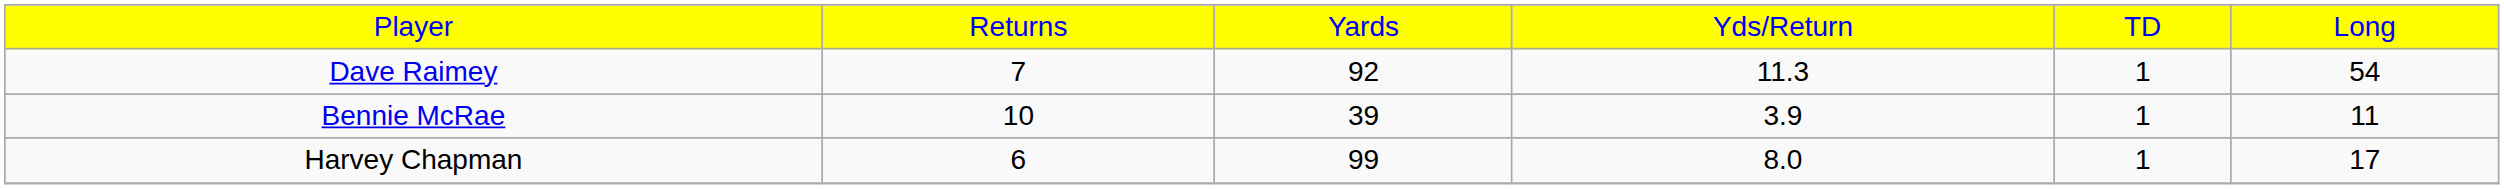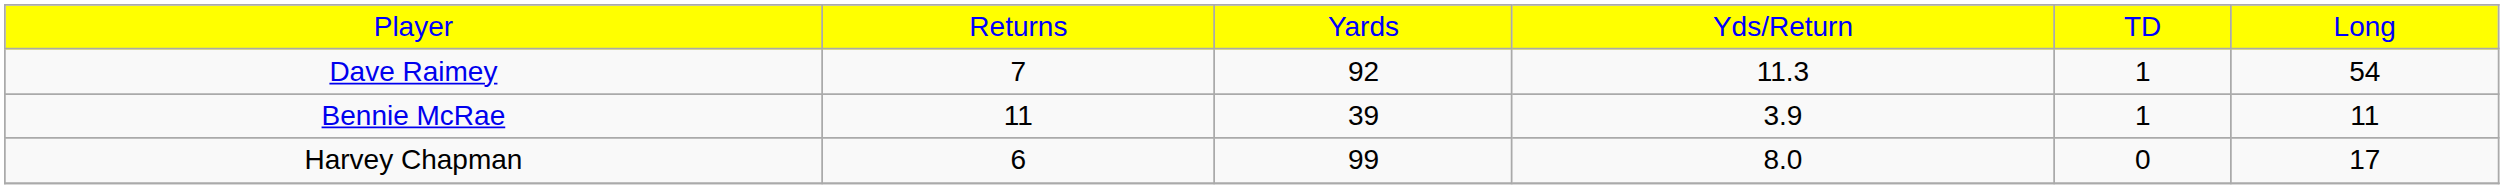(1018, 115) 10 -> (1018, 115) 11
(2143, 159) 1 -> (2143, 159) 0
